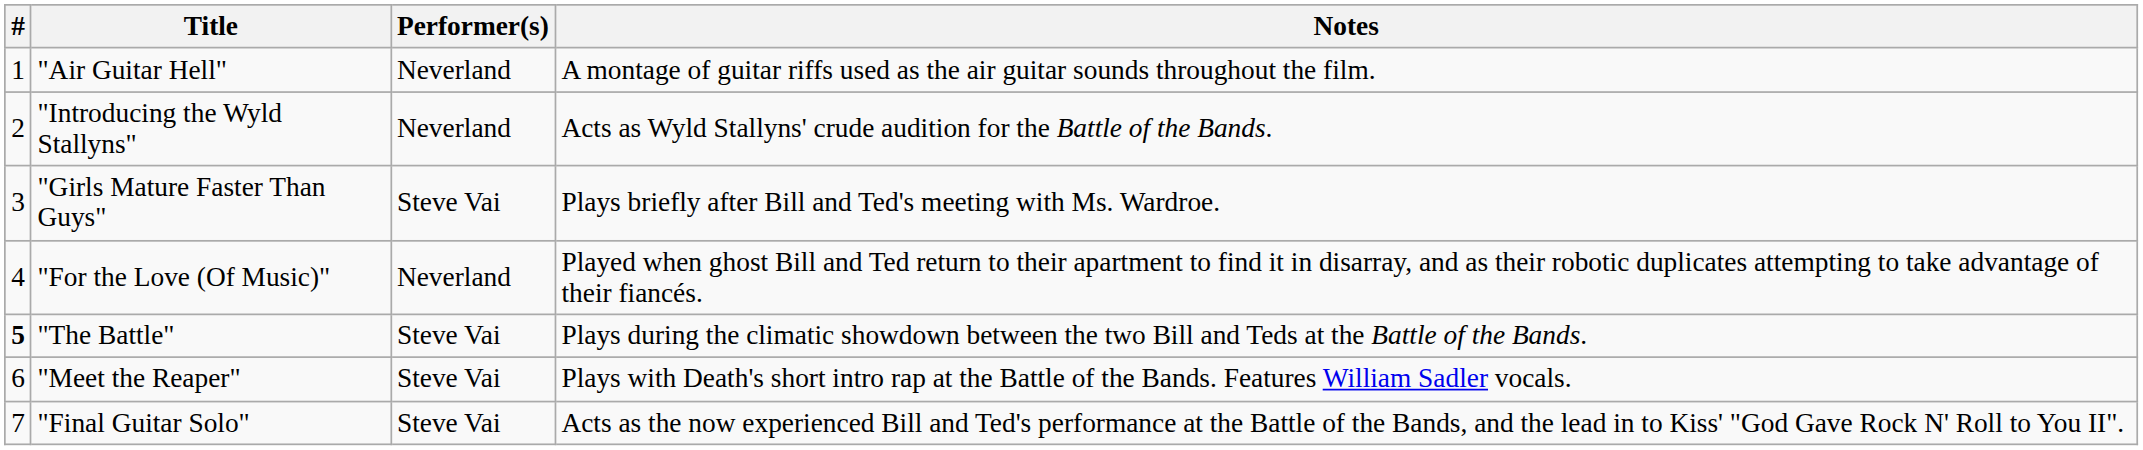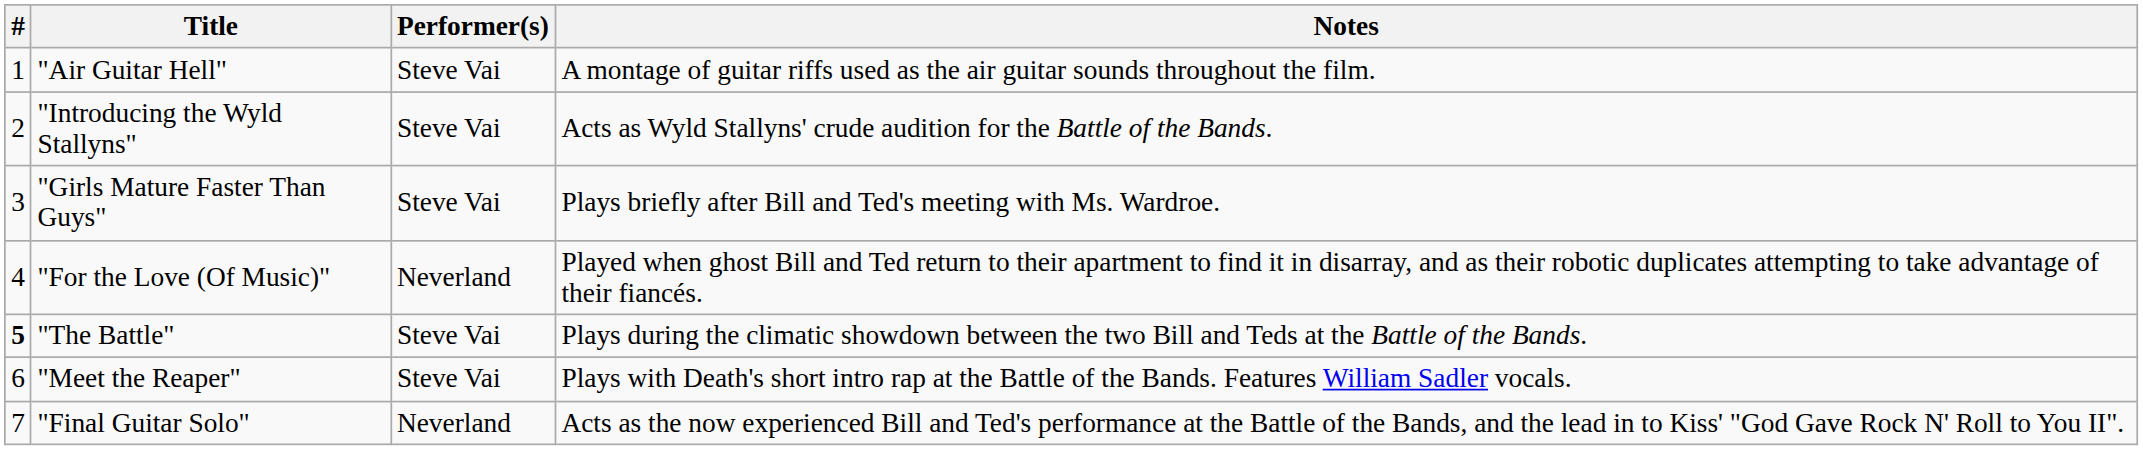(454, 69) Neverland -> (449, 69) Steve Vai
(454, 128) Neverland -> (449, 128) Steve Vai
(449, 422) Steve Vai -> (454, 422) Neverland
